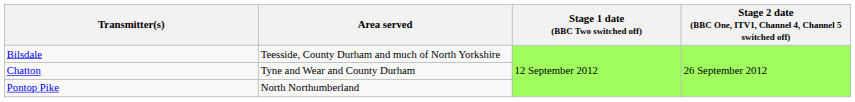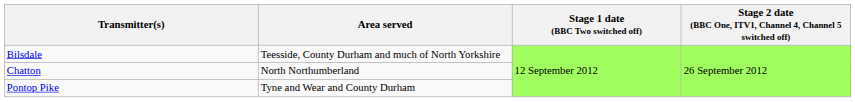(338, 71) Tyne and Wear and County Durham -> (310, 71) North Northumberland
(310, 88) North Northumberland -> (338, 88) Tyne and Wear and County Durham
